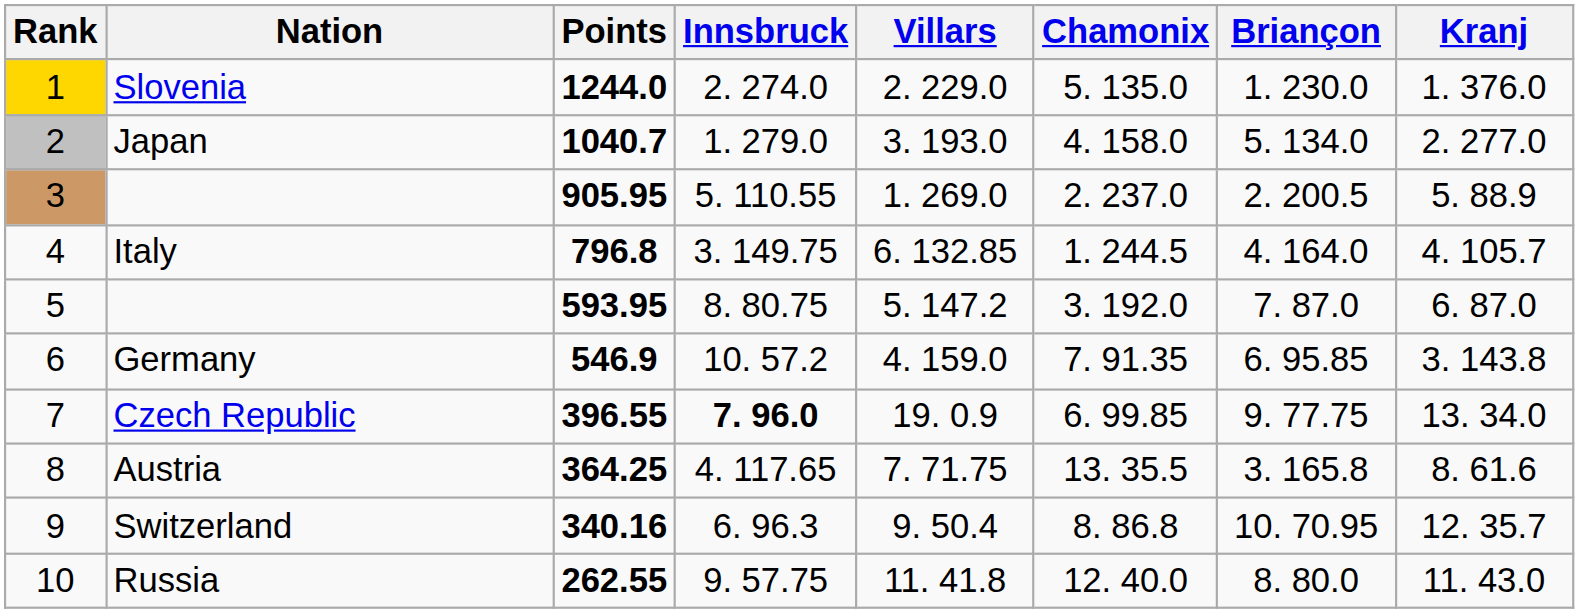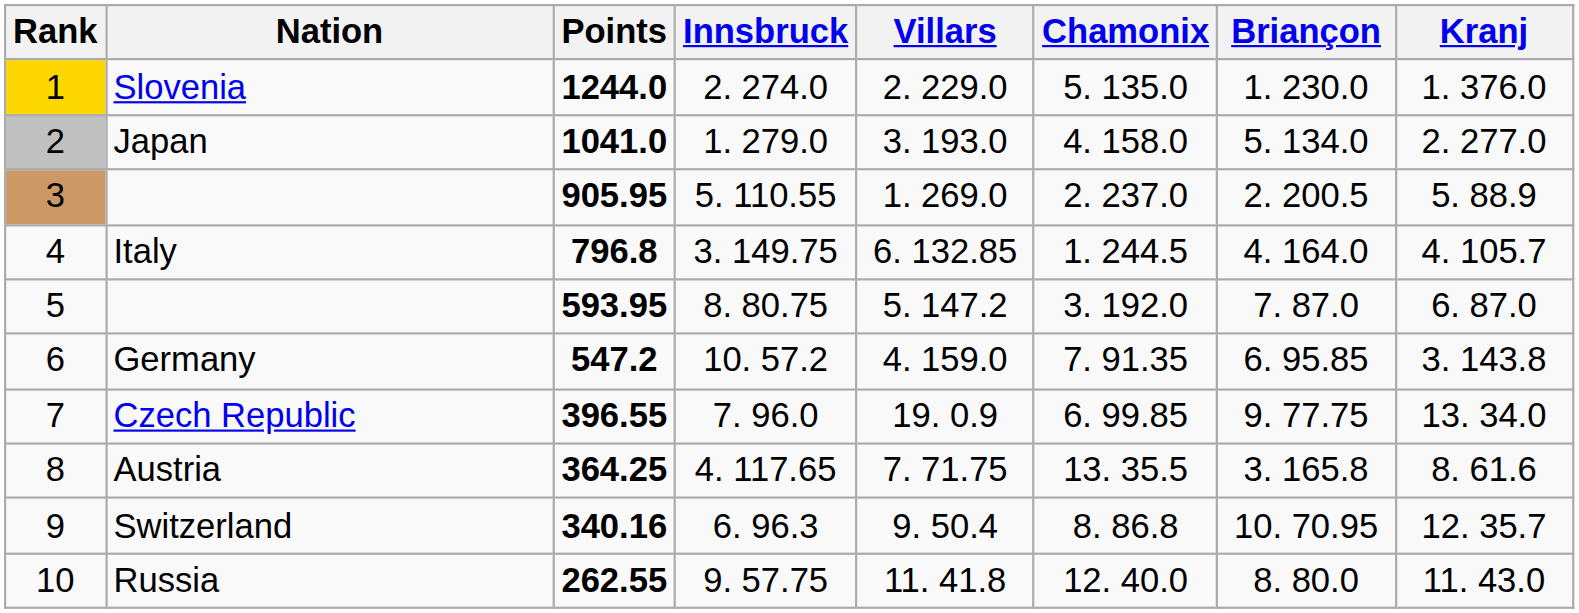(614, 141) 1040.7 -> (614, 141) 1041.0
(614, 360) 546.9 -> (614, 360) 547.2
(766, 415) bold -> (766, 415) normal
